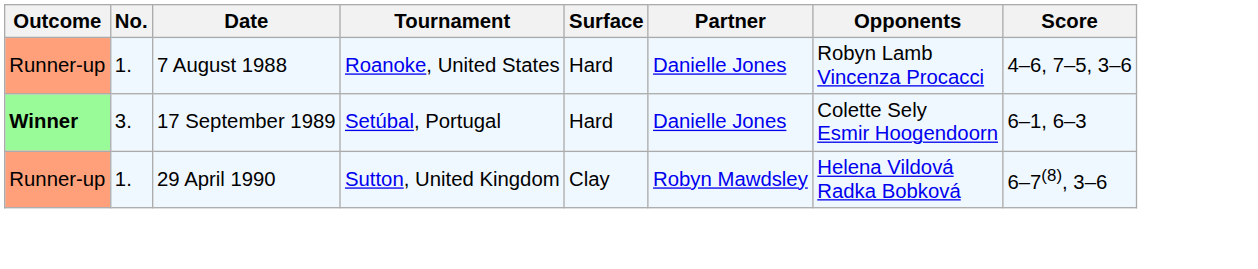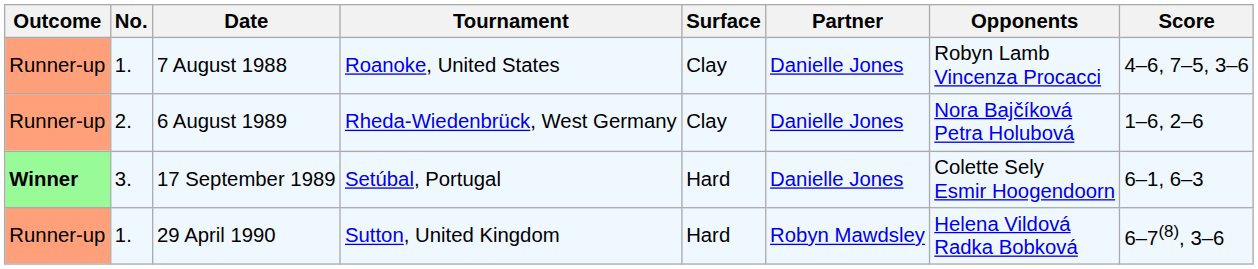(591, 65) Hard -> (706, 65) Clay
+ row: (222, 121)
(589, 178) Clay -> (708, 235) Hard
